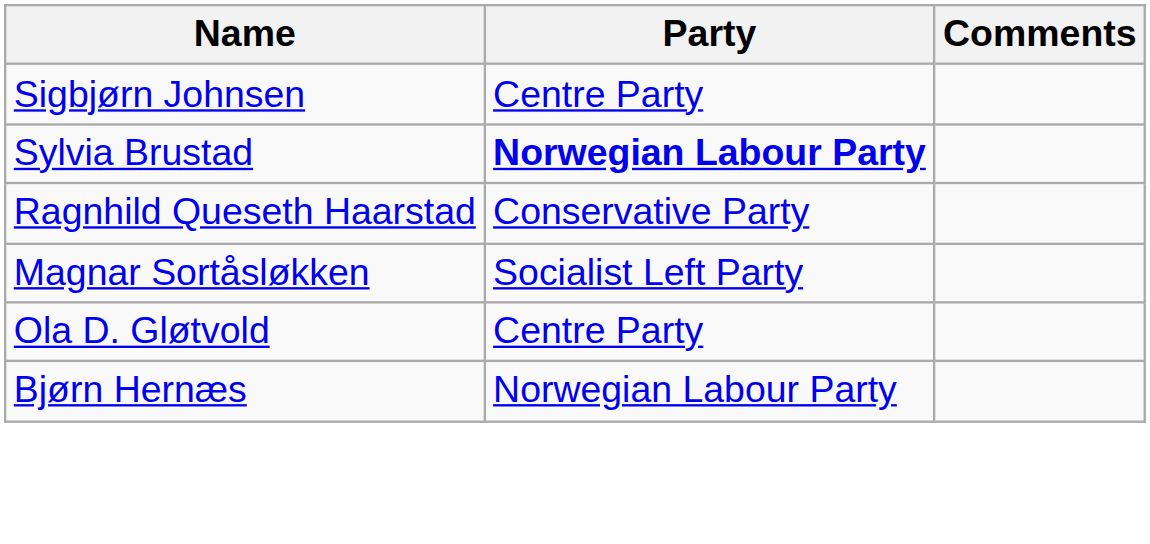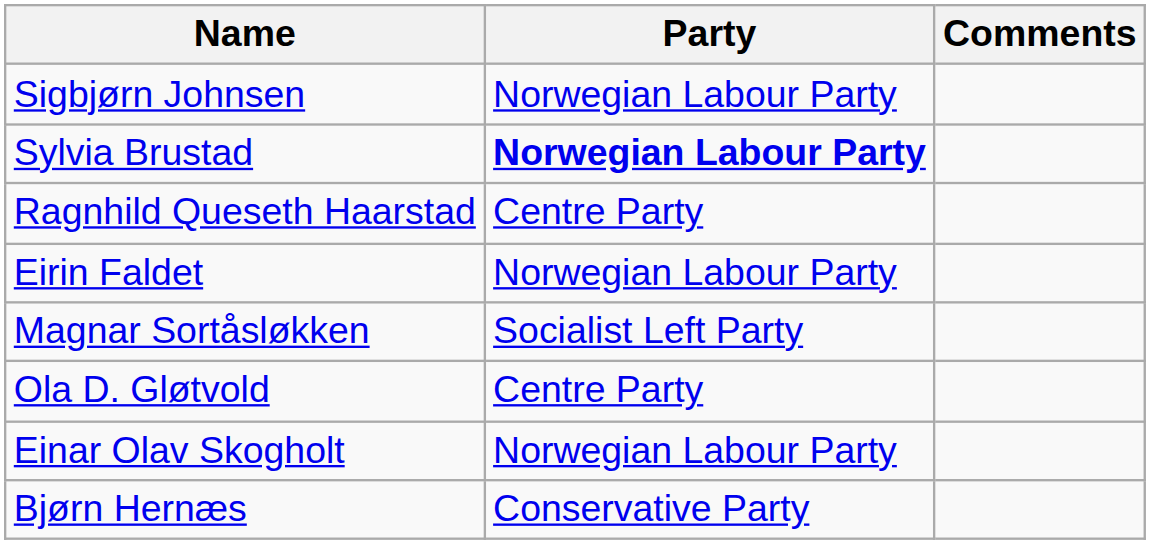(598, 93) Centre Party -> (695, 93) Norwegian Labour Party
(651, 212) Conservative Party -> (598, 212) Centre Party
+ row: (108, 271)
+ row: (179, 449)
(695, 390) Norwegian Labour Party -> (651, 509) Conservative Party
